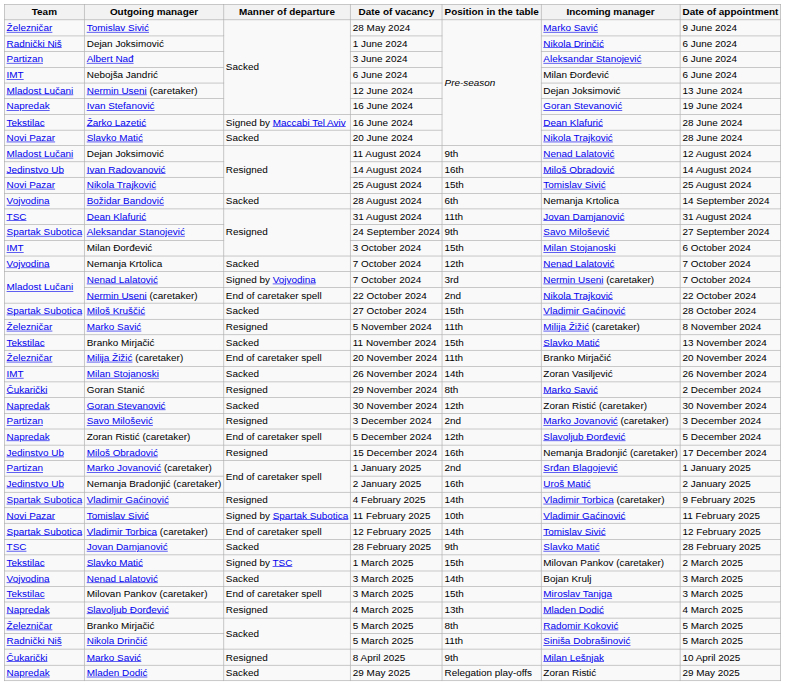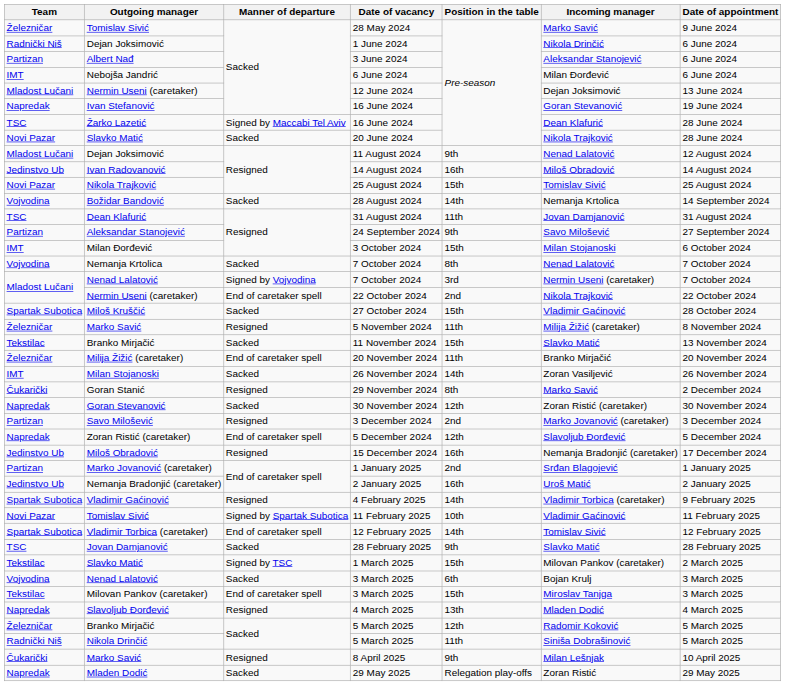(26, 122) Tekstilac -> (17, 122) TSC
(451, 201) 6th -> (454, 201) 14th
(44, 232) Spartak Subotica -> (25, 232) Partizan
(454, 264) 12th -> (451, 264) 8th
(454, 578) 14th -> (451, 578) 6th
(451, 625) 8th -> (454, 625) 12th
